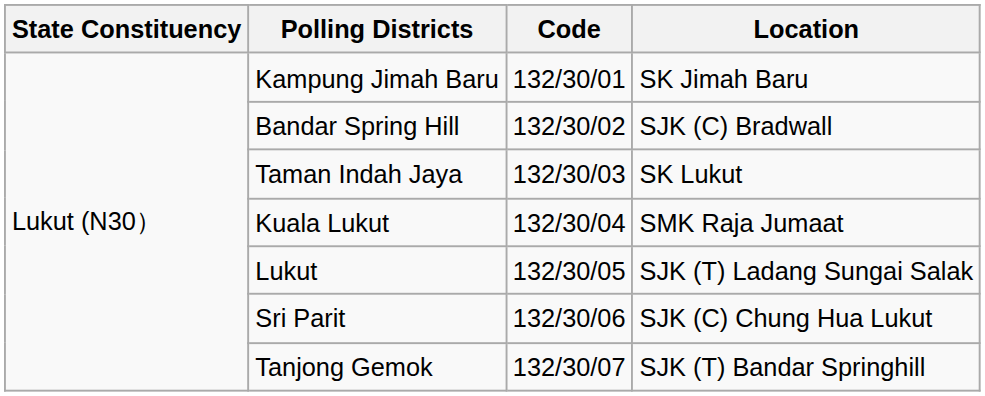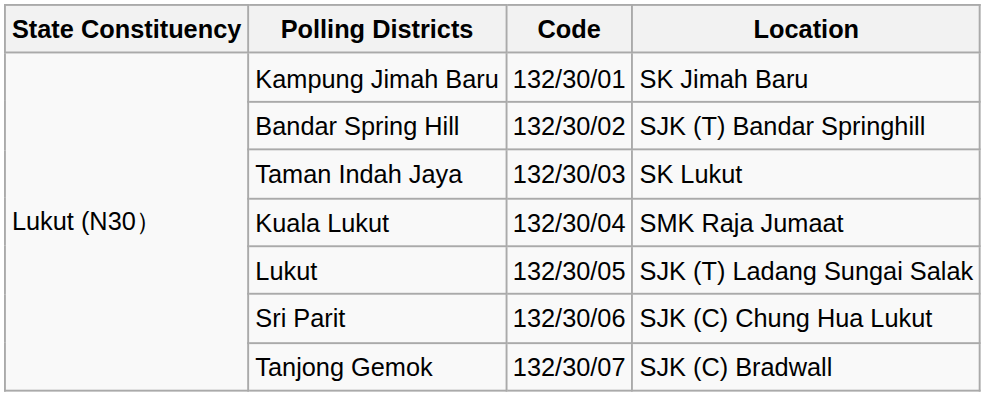(736, 126) SJK (C) Bradwall -> (782, 126) SJK (T) Bandar Springhill
(782, 367) SJK (T) Bandar Springhill -> (736, 367) SJK (C) Bradwall
